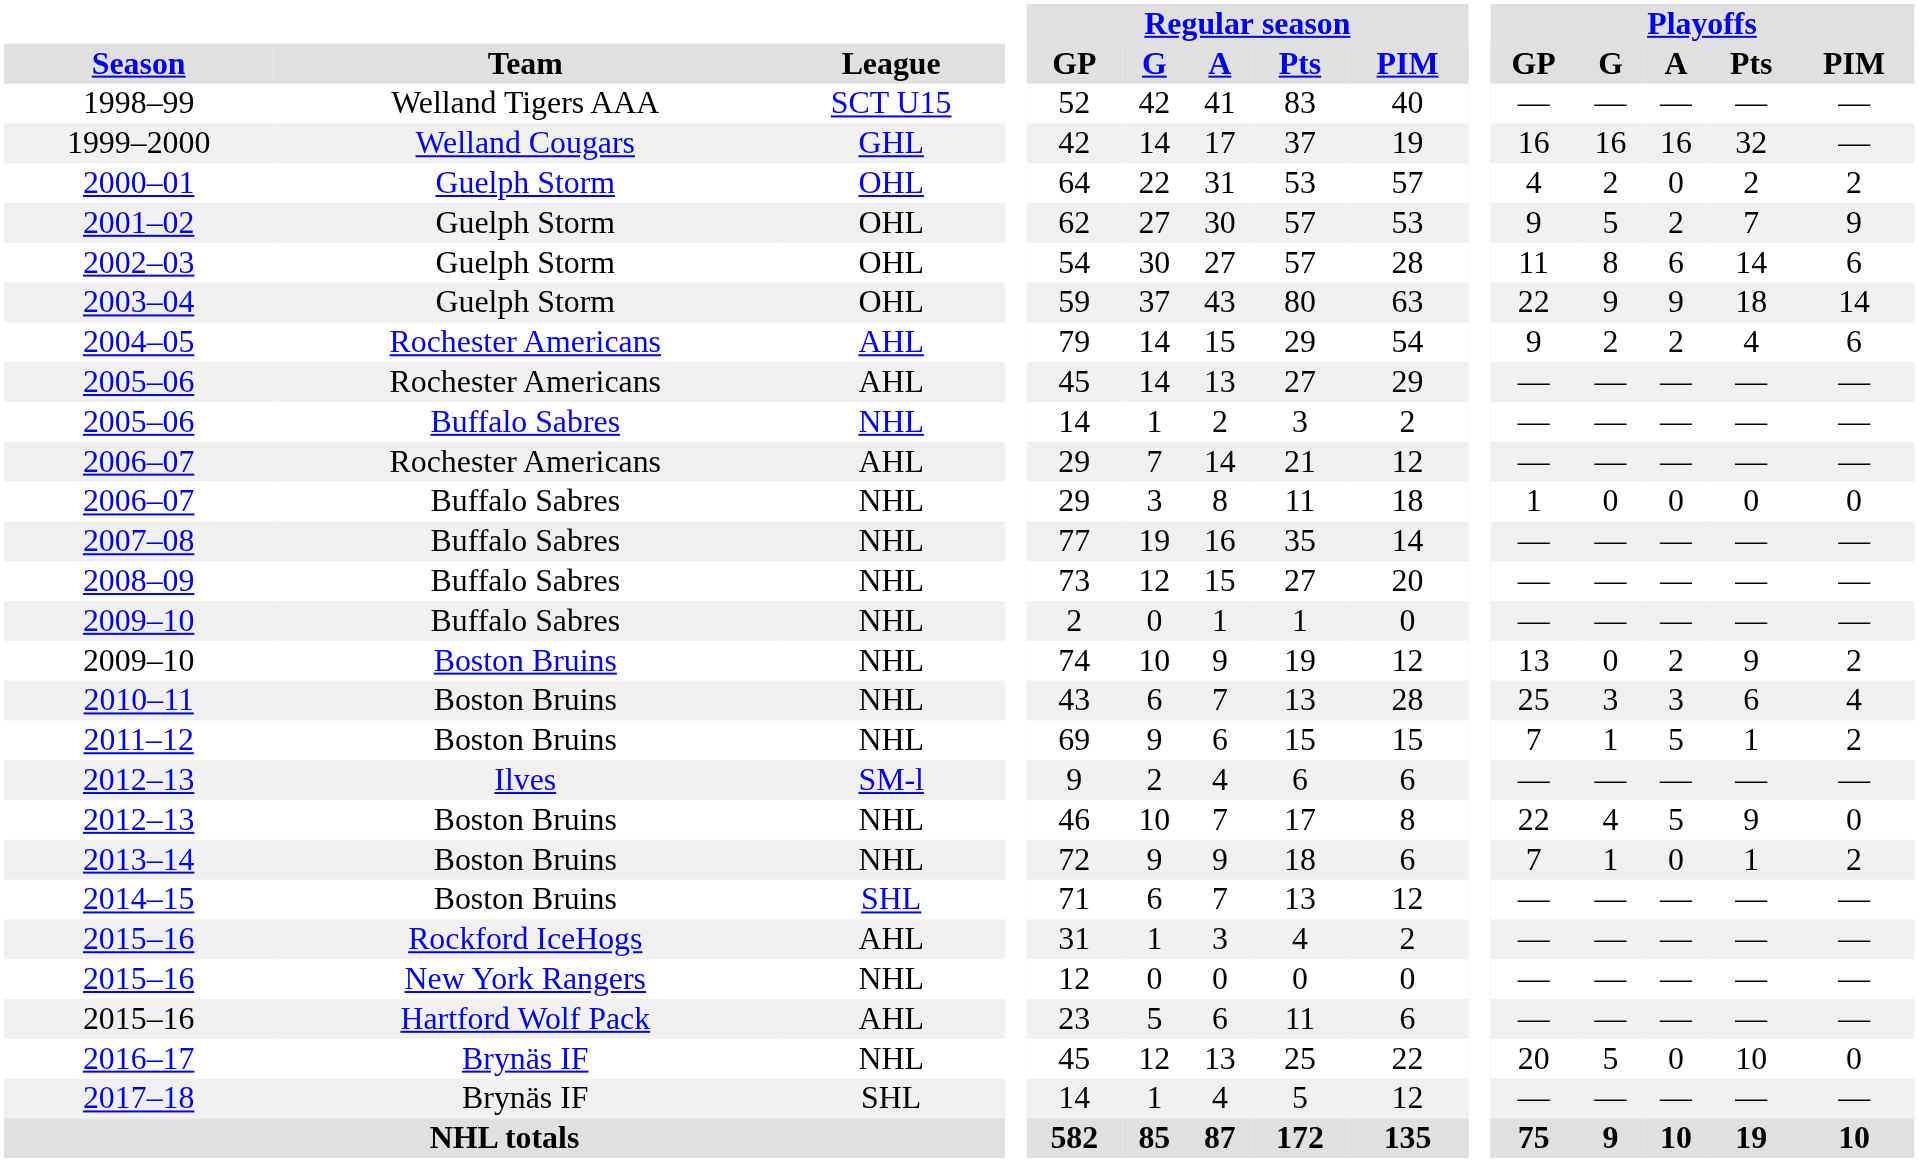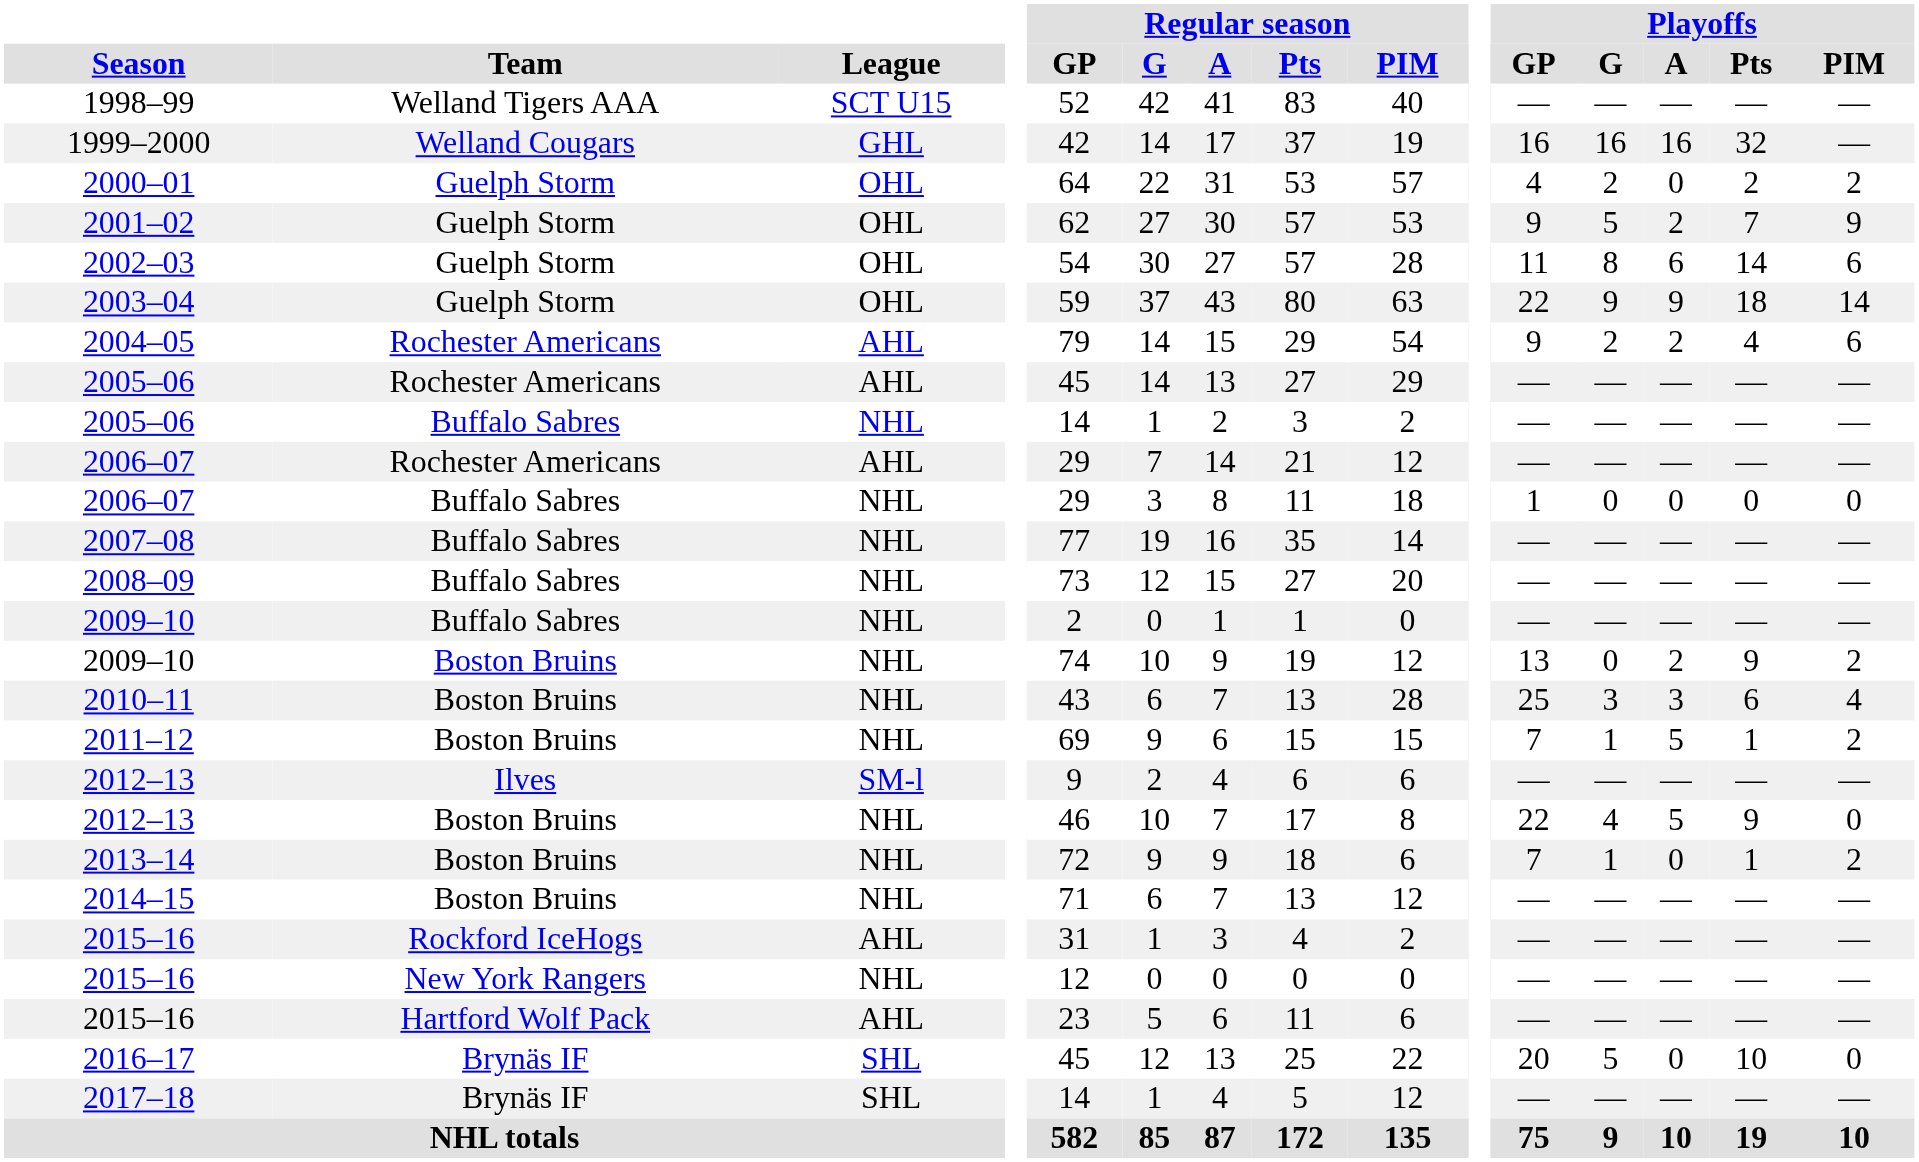(891, 899) SHL -> (891, 899) NHL
(891, 1058) NHL -> (891, 1058) SHL
